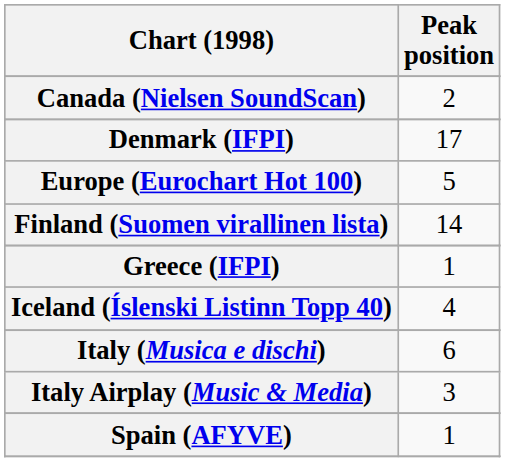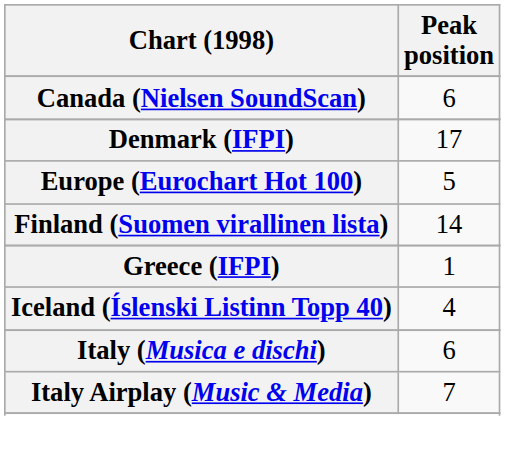(449, 97) 2 -> (449, 97) 6
(449, 392) 3 -> (449, 392) 7
- row: (201, 434)
